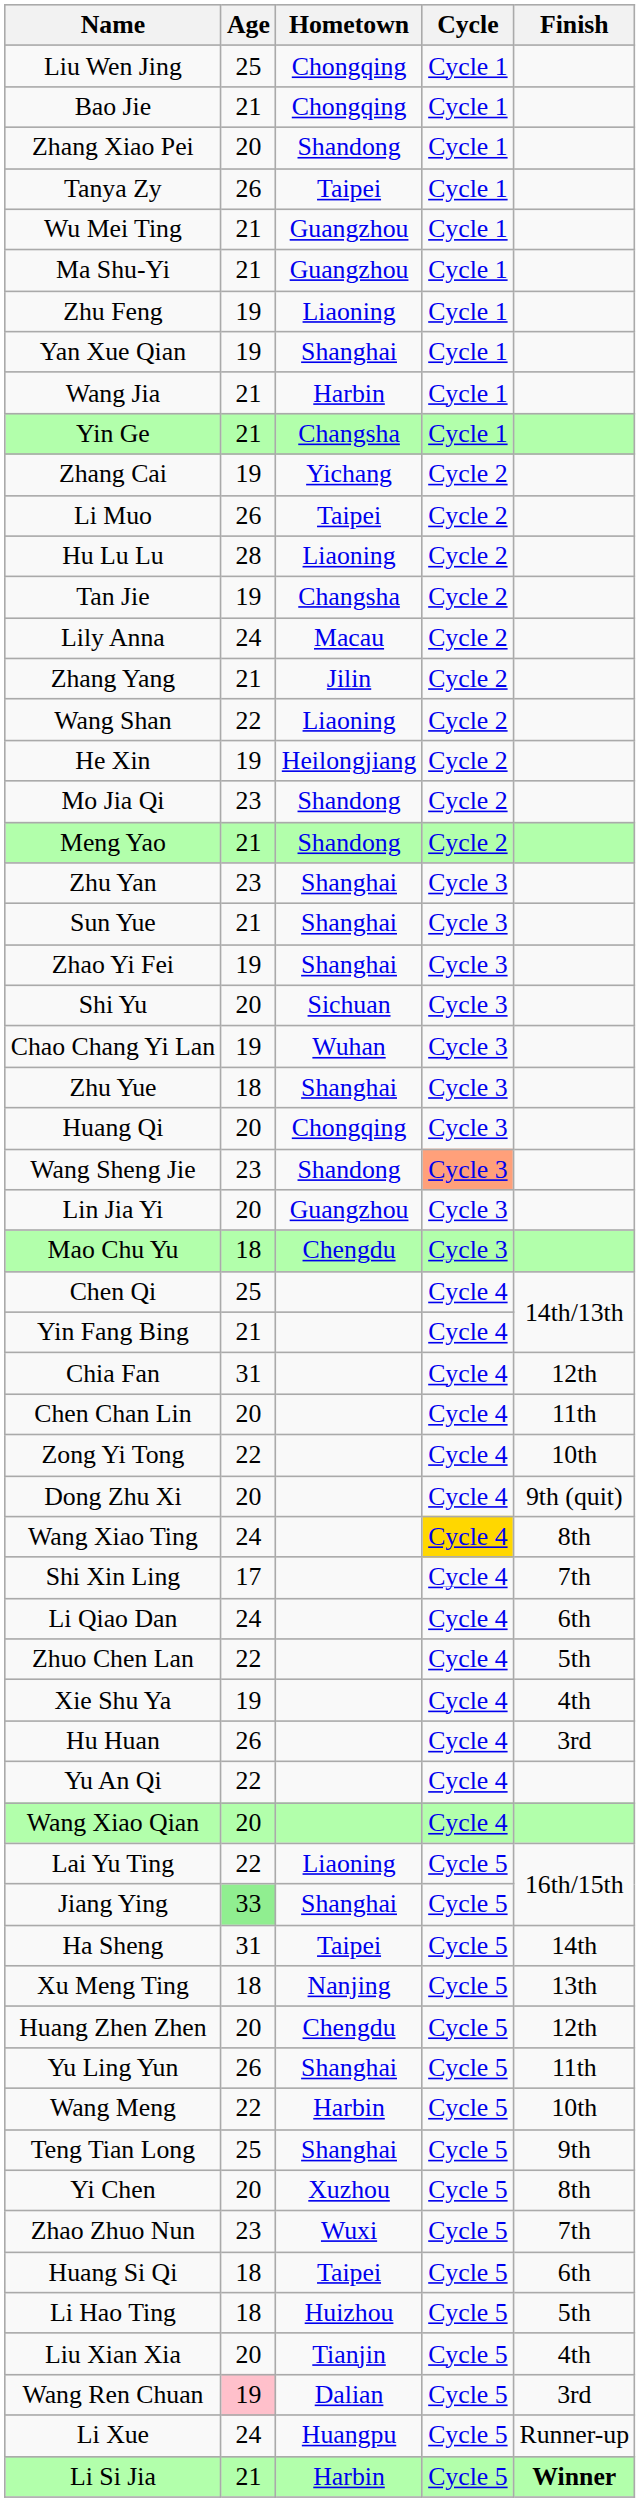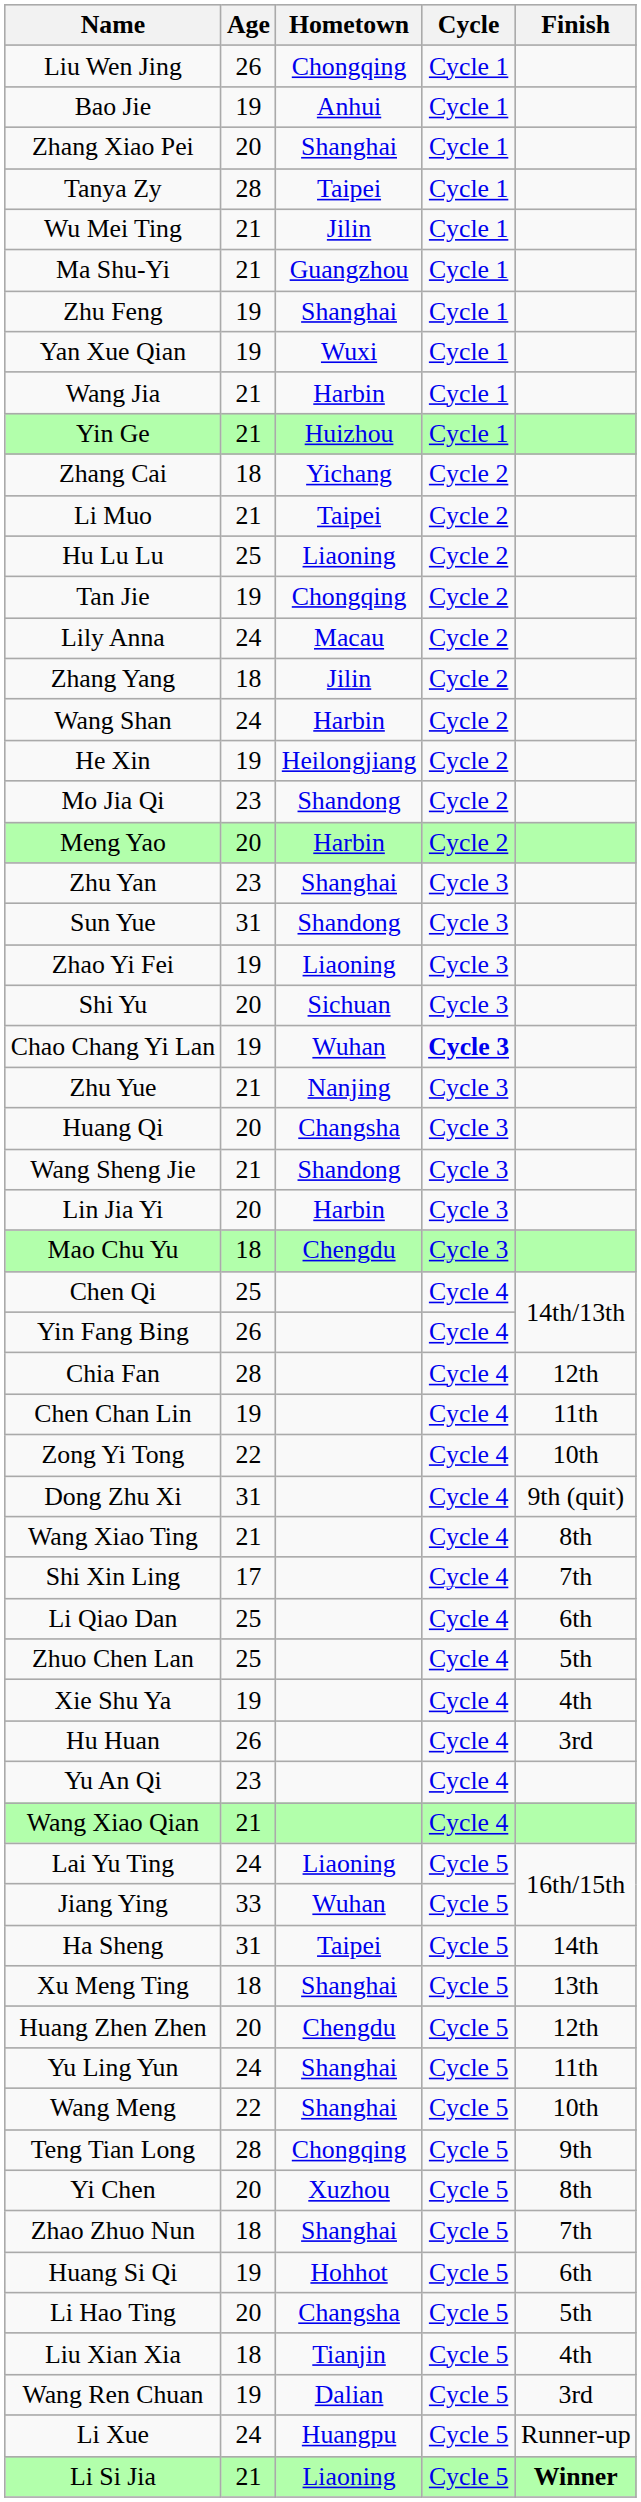(248, 65) 25 -> (248, 65) 26
(248, 106) 21 -> (248, 106) 19
(349, 106) Chongqing -> (349, 106) Anhui
(349, 147) Shandong -> (349, 147) Shanghai
(248, 188) 26 -> (248, 188) 28
(349, 229) Guangzhou -> (349, 229) Jilin
(349, 310) Liaoning -> (349, 310) Shanghai
(349, 351) Shanghai -> (349, 351) Wuxi
(349, 433) Changsha -> (349, 433) Huizhou
(248, 474) 19 -> (248, 474) 18
(248, 515) 26 -> (248, 515) 21
(248, 556) 28 -> (248, 556) 25
(349, 596) Changsha -> (349, 596) Chongqing
(248, 678) 21 -> (248, 678) 18
(248, 719) 22 -> (248, 719) 24
(349, 719) Liaoning -> (349, 719) Harbin
(248, 842) 21 -> (248, 842) 20
(349, 842) Shandong -> (349, 842) Harbin
(248, 923) 21 -> (248, 923) 31
(349, 923) Shanghai -> (349, 923) Shandong
(349, 964) Shanghai -> (349, 964) Liaoning
(468, 1046) normal -> (469, 1046) bold
(248, 1087) 18 -> (248, 1087) 21
(349, 1087) Shanghai -> (349, 1087) Nanjing
(349, 1127) Chongqing -> (349, 1127) Changsha
(248, 1168) 23 -> (248, 1168) 21
(468, 1168) lightsalmon background -> (469, 1168) no background
(349, 1209) Guangzhou -> (349, 1209) Harbin
(248, 1332) 21 -> (248, 1332) 26
(248, 1373) 31 -> (248, 1373) 28
(248, 1413) 20 -> (248, 1413) 19
(248, 1495) 20 -> (248, 1495) 31
(248, 1536) 24 -> (248, 1536) 21
(468, 1536) gold background -> (469, 1536) no background
(248, 1618) 24 -> (248, 1618) 25
(248, 1659) 22 -> (248, 1659) 25
(248, 1781) 22 -> (248, 1781) 23
(248, 1822) 20 -> (248, 1822) 21
(248, 1863) 22 -> (248, 1863) 24
(248, 1904) lightgreen background -> (248, 1904) no background
(349, 1904) Shanghai -> (349, 1904) Wuhan
(349, 1985) Nanjing -> (349, 1985) Shanghai
(248, 2067) 26 -> (248, 2067) 24
(349, 2108) Harbin -> (349, 2108) Shanghai
(248, 2149) 25 -> (248, 2149) 28
(349, 2149) Shanghai -> (349, 2149) Chongqing
(248, 2231) 23 -> (248, 2231) 18
(349, 2231) Wuxi -> (349, 2231) Shanghai
(248, 2271) 18 -> (248, 2271) 19
(349, 2271) Taipei -> (349, 2271) Hohhot
(248, 2312) 18 -> (248, 2312) 20
(349, 2312) Huizhou -> (349, 2312) Changsha
(248, 2353) 20 -> (248, 2353) 18
(248, 2394) pink background -> (248, 2394) no background
(349, 2476) Harbin -> (349, 2476) Liaoning
